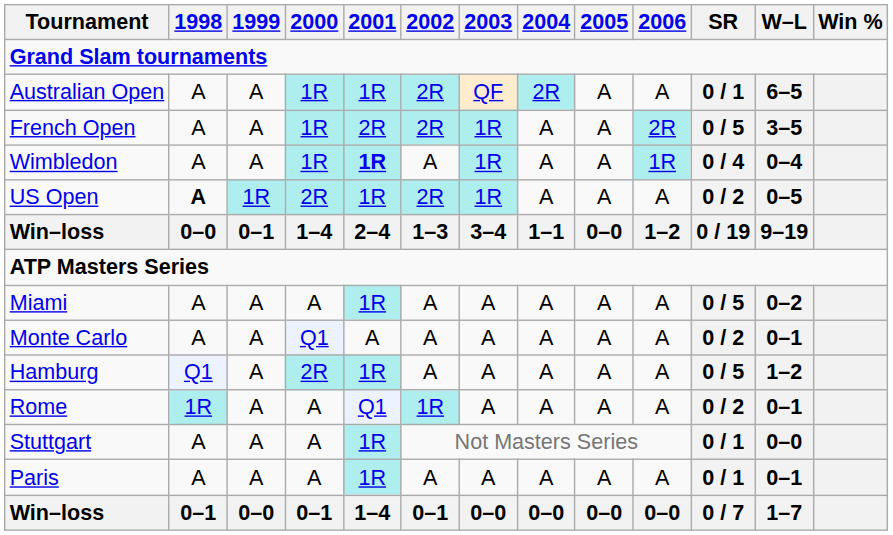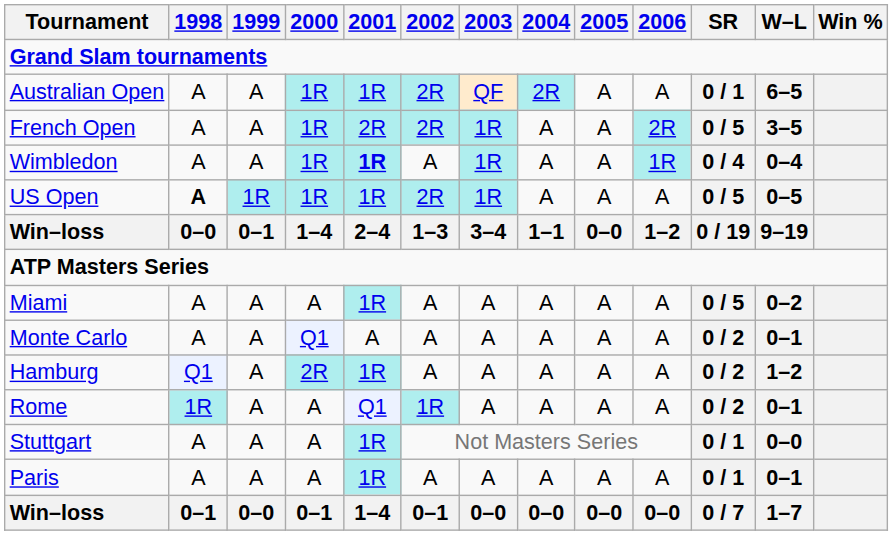(314, 196) 2R -> (314, 196) 1R
(723, 196) 0 / 2 -> (723, 196) 0 / 5
(723, 371) 0 / 5 -> (723, 371) 0 / 2
